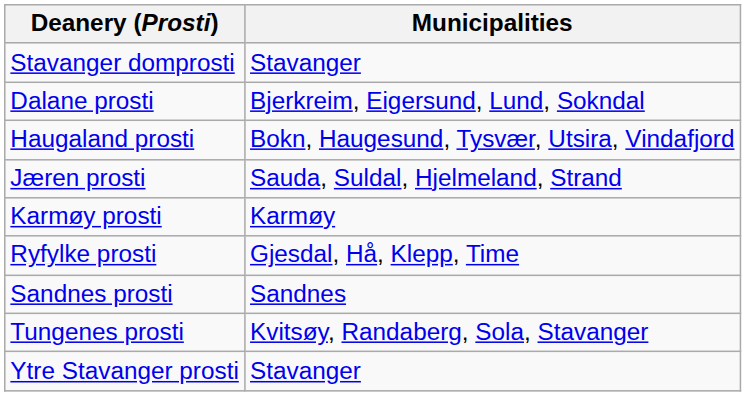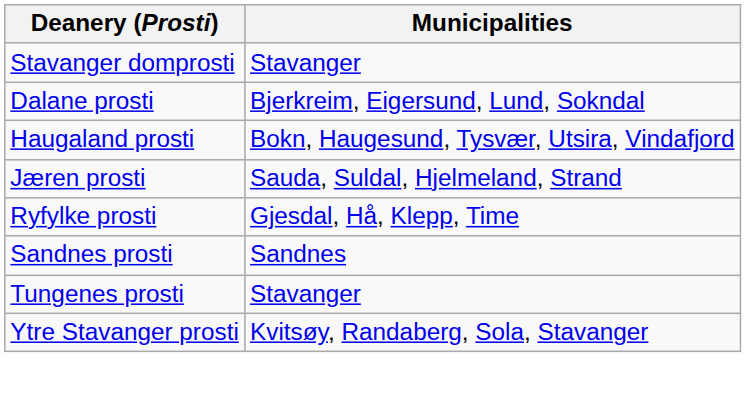- row: (86, 216)
(449, 332) Kvitsøy, Randaberg, Sola, Stavanger -> (305, 293) Stavanger
(305, 370) Stavanger -> (449, 332) Kvitsøy, Randaberg, Sola, Stavanger
